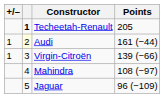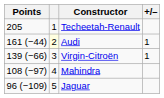columns swapped: (13, 11) <-> (137, 11)
(27, 26) bold -> (54, 26) normal
